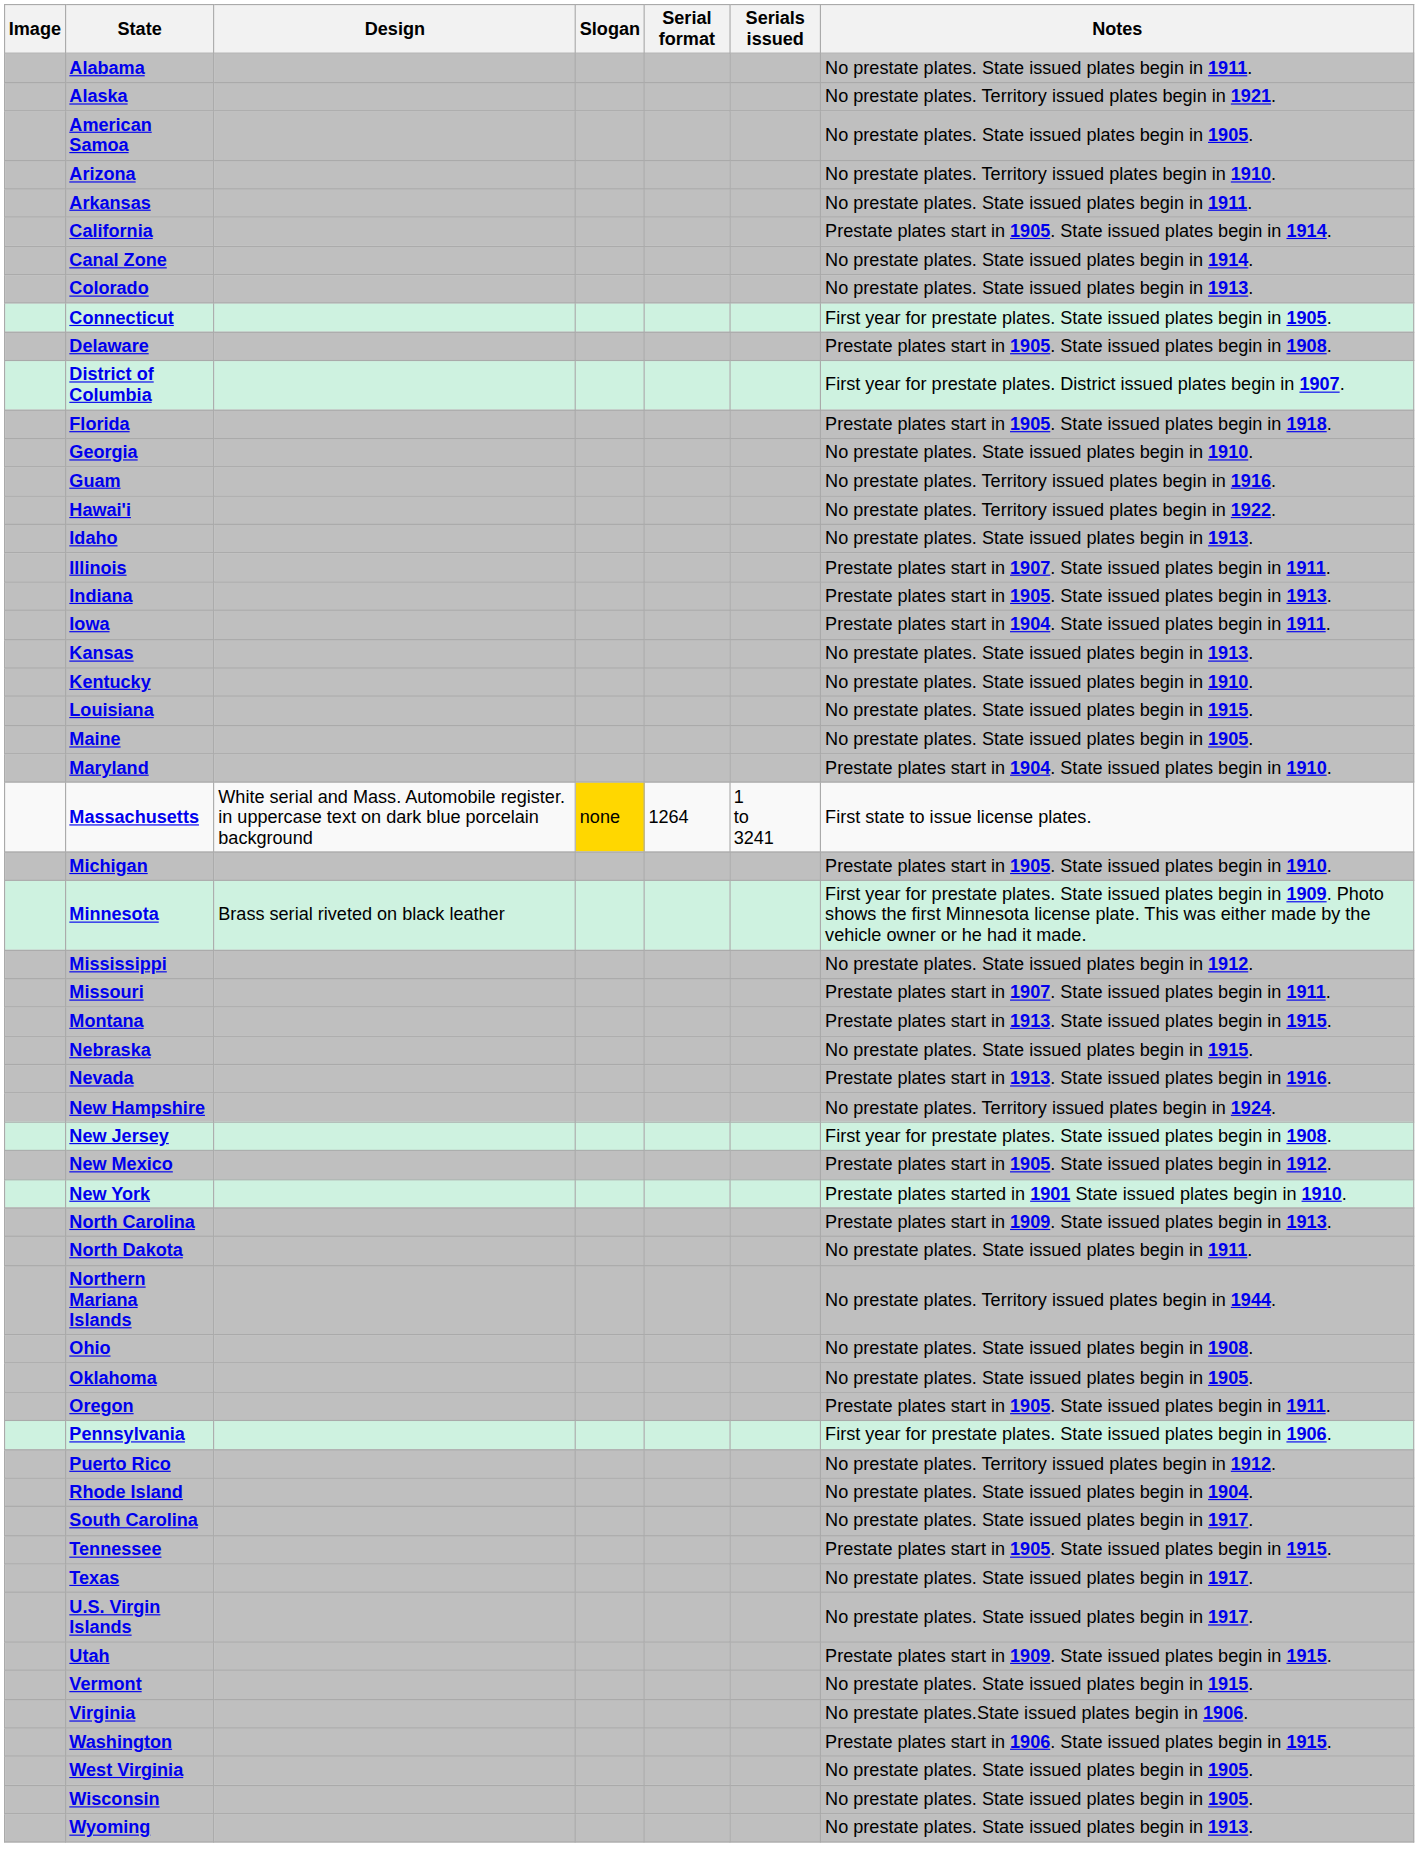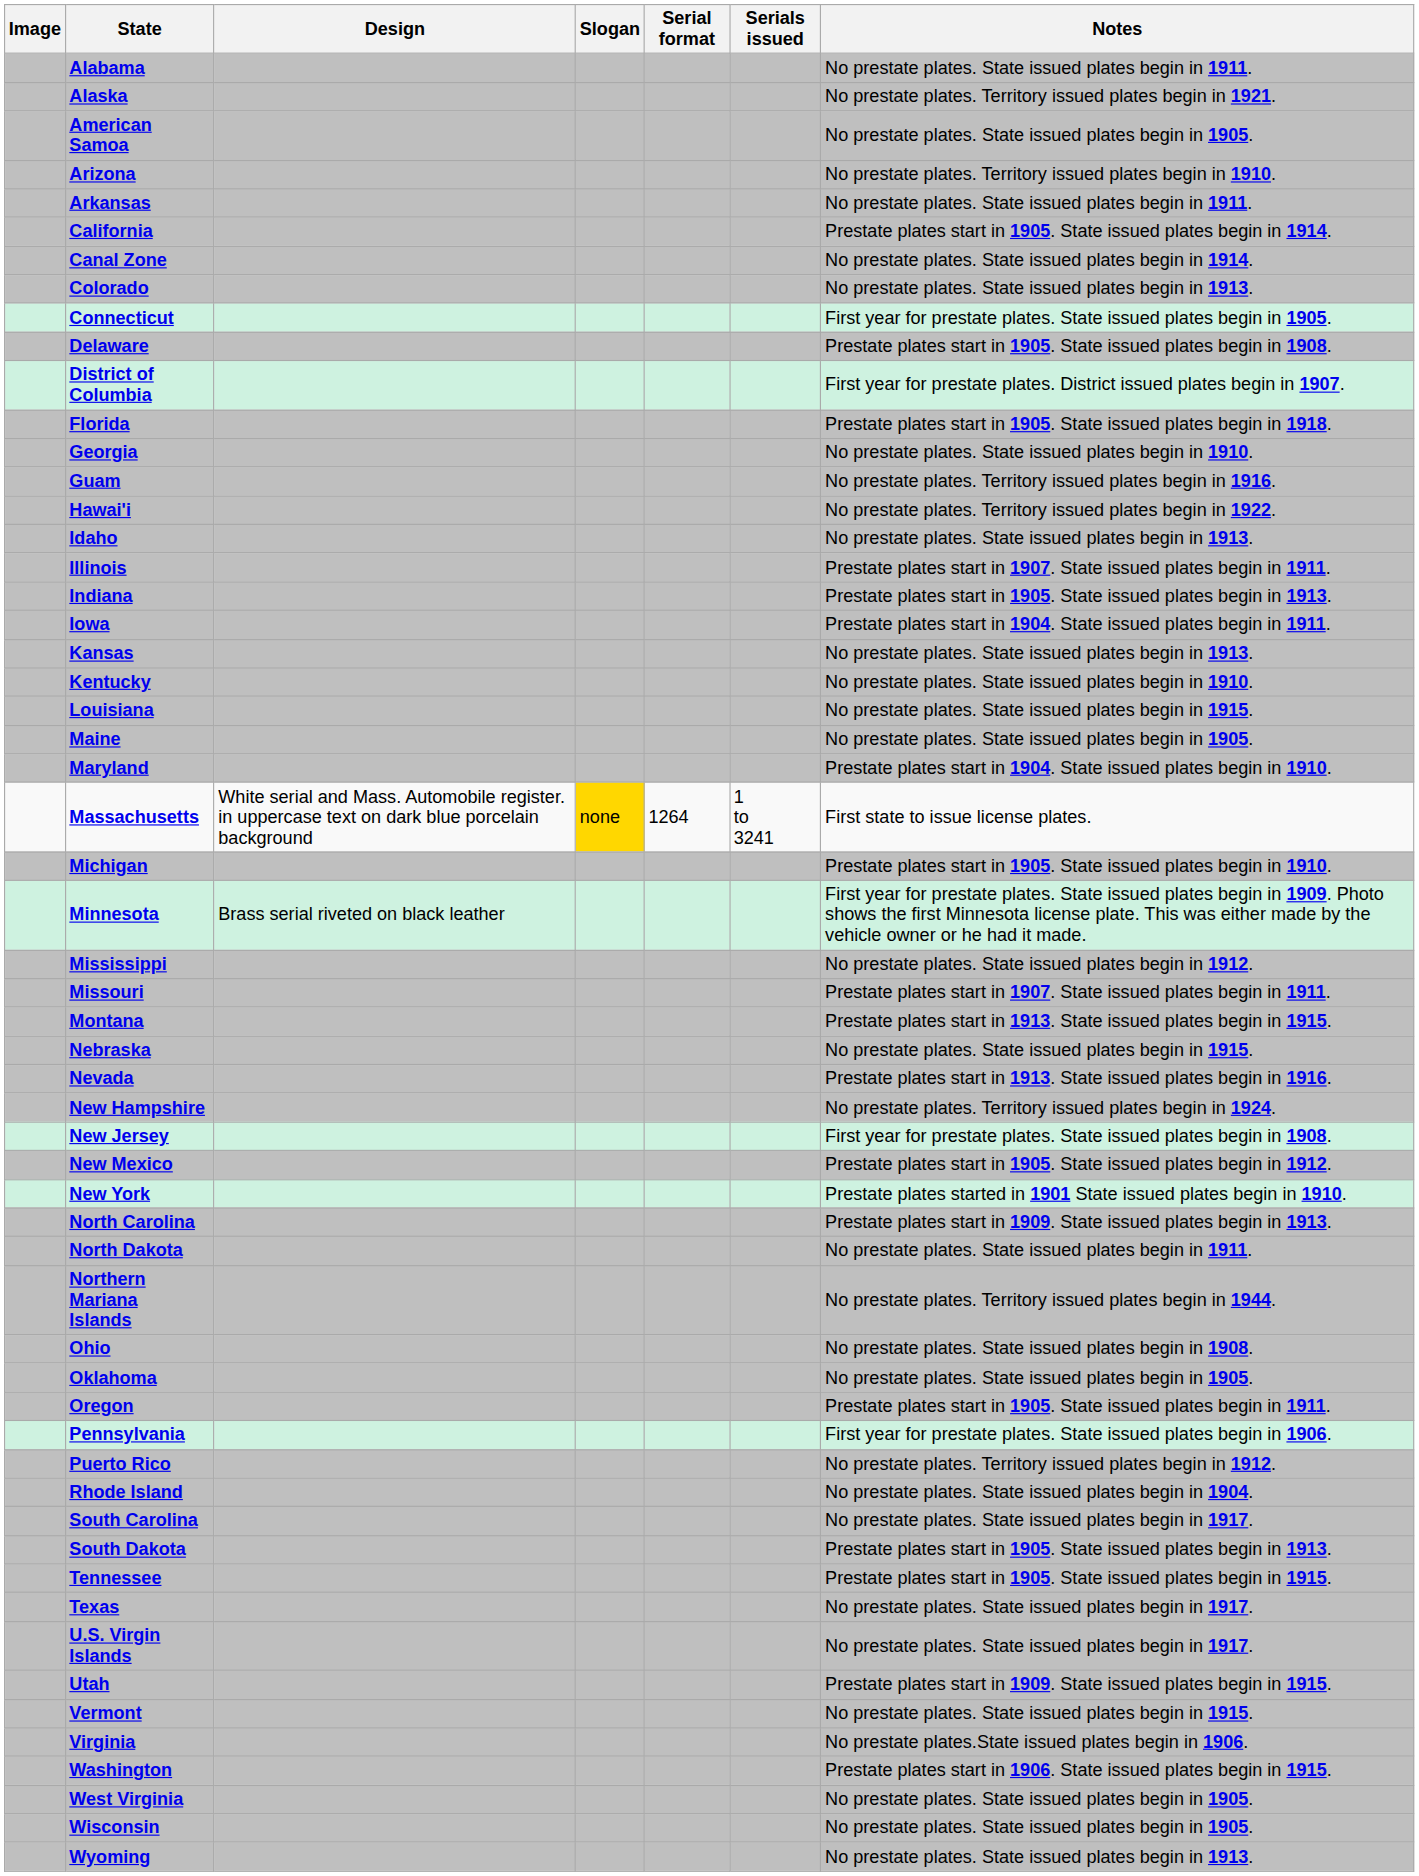+ row: (128, 1549)
